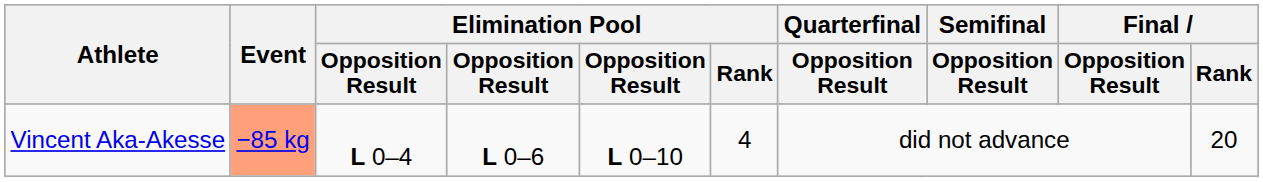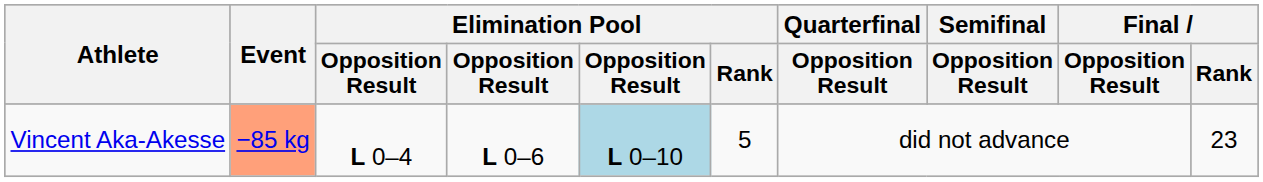(645, 157) no background -> (645, 157) lightblue background
(745, 140) 4 -> (745, 140) 5
(1224, 140) 20 -> (1224, 140) 23
